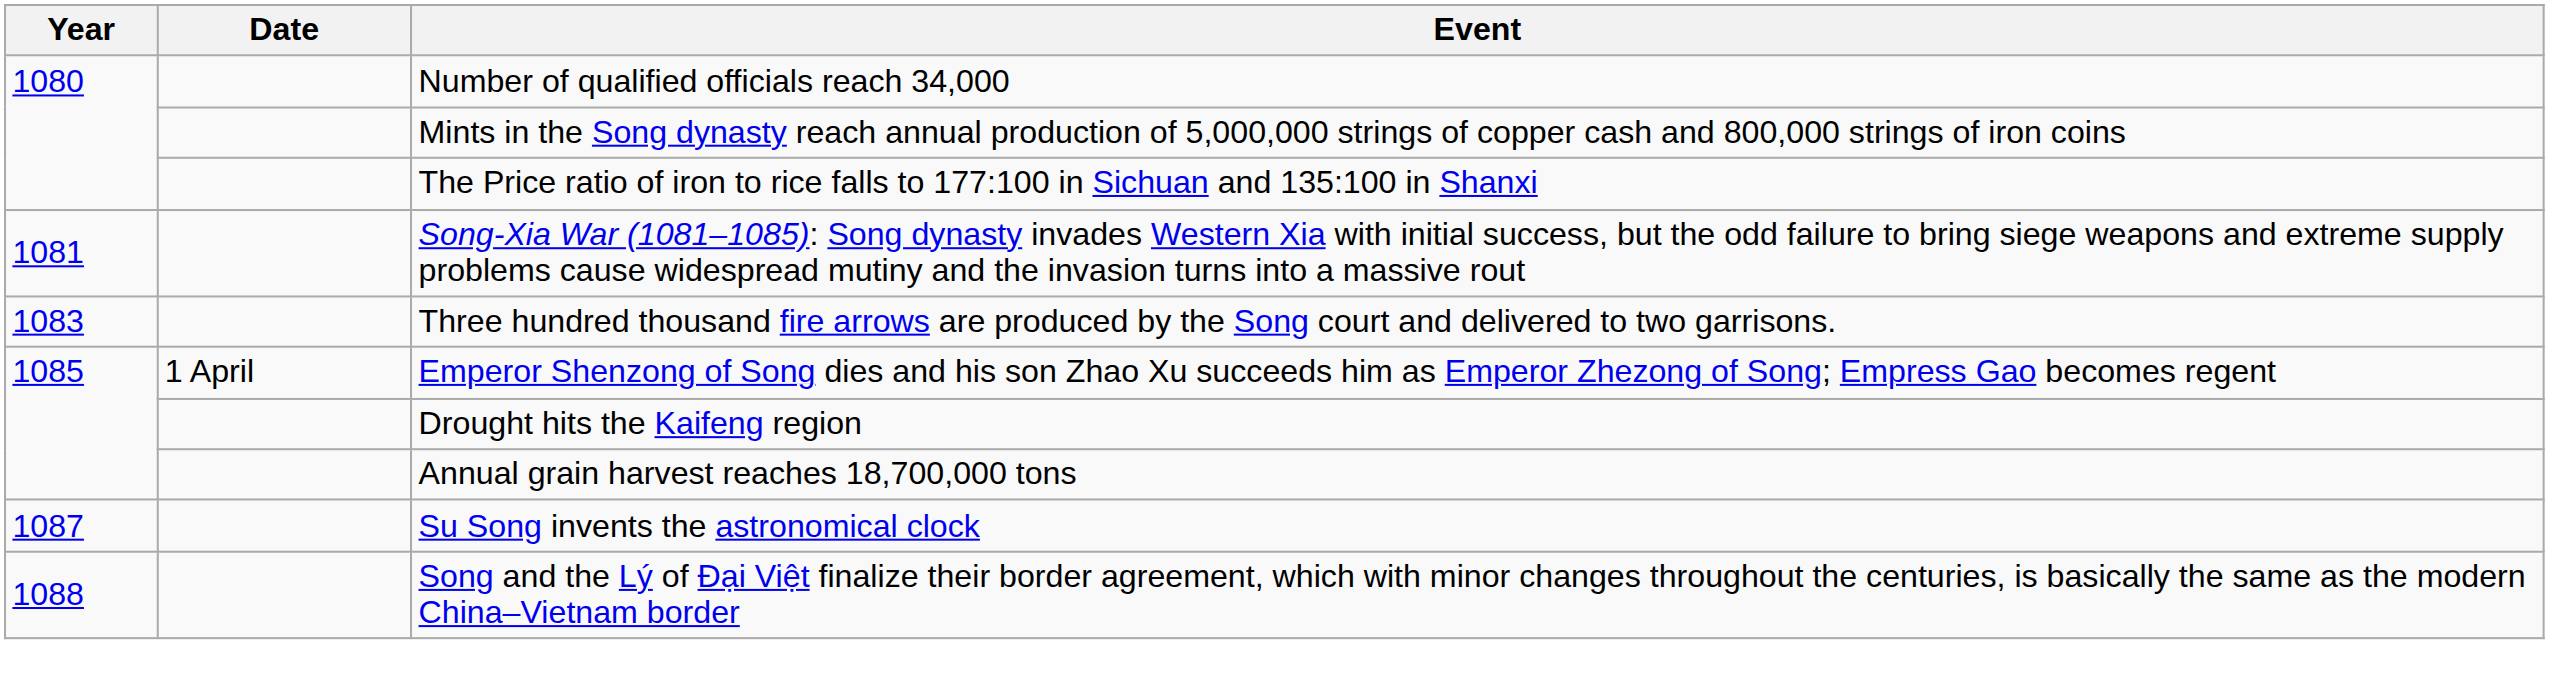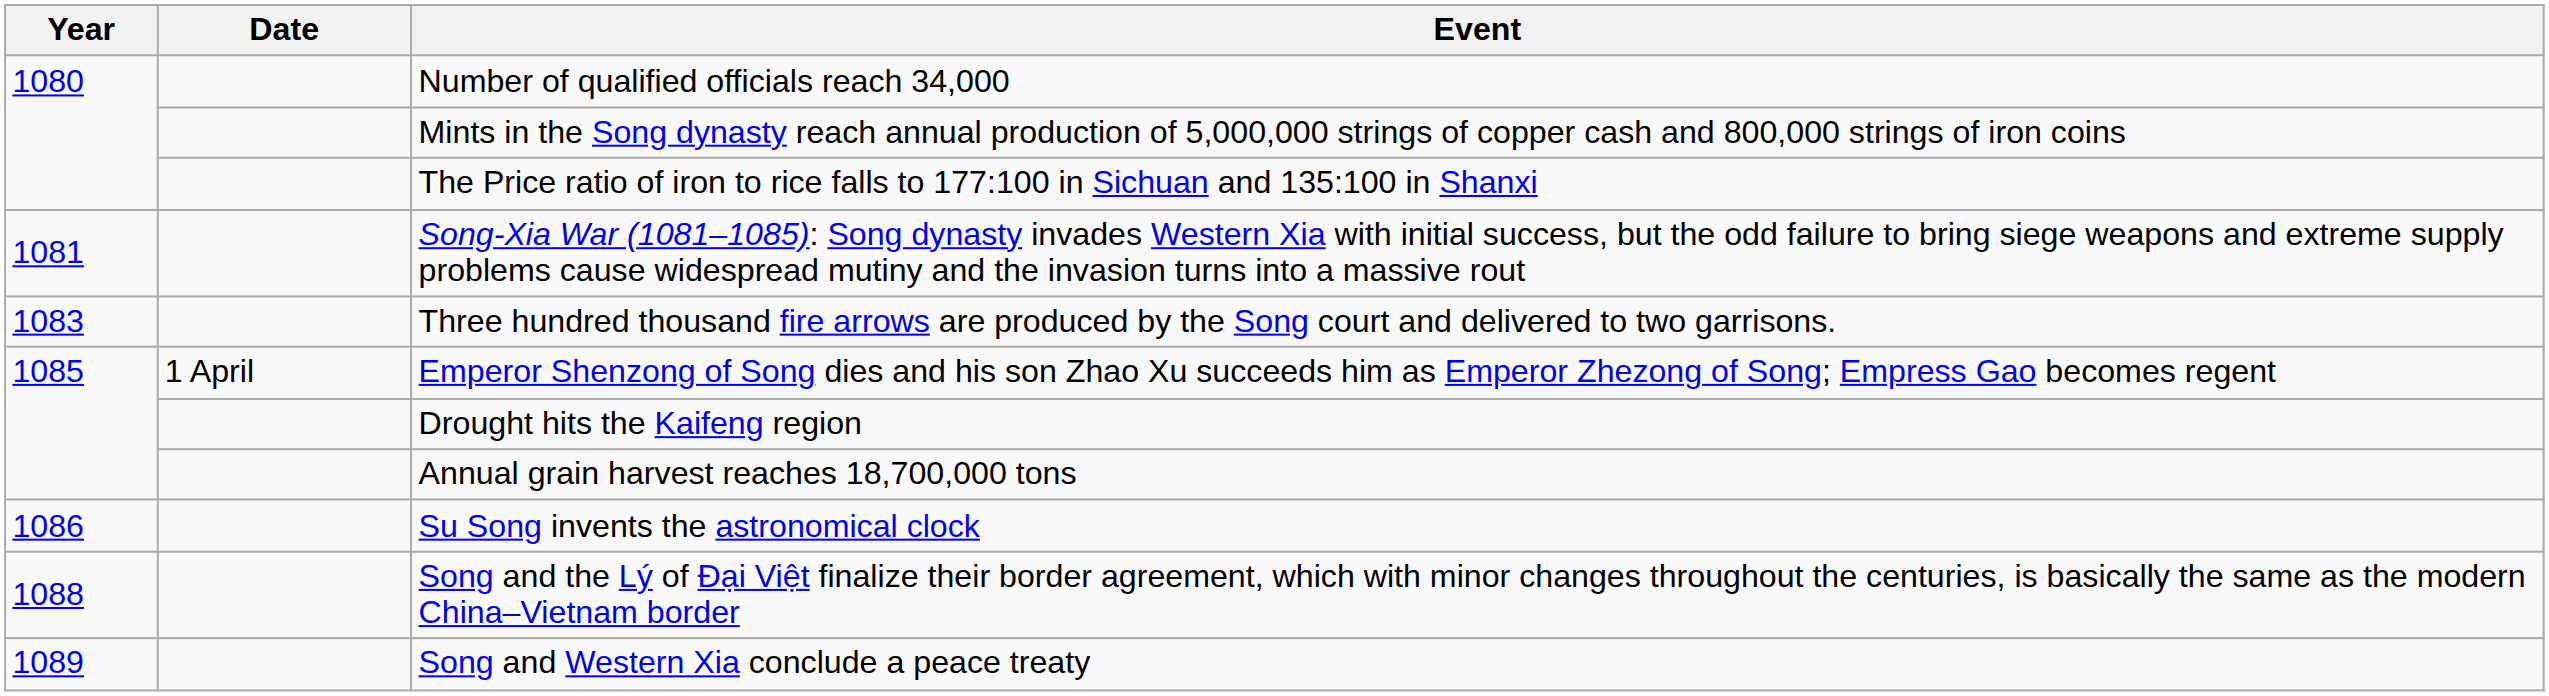(48, 525) 1087 -> (48, 525) 1086
+ row: (754, 663)
